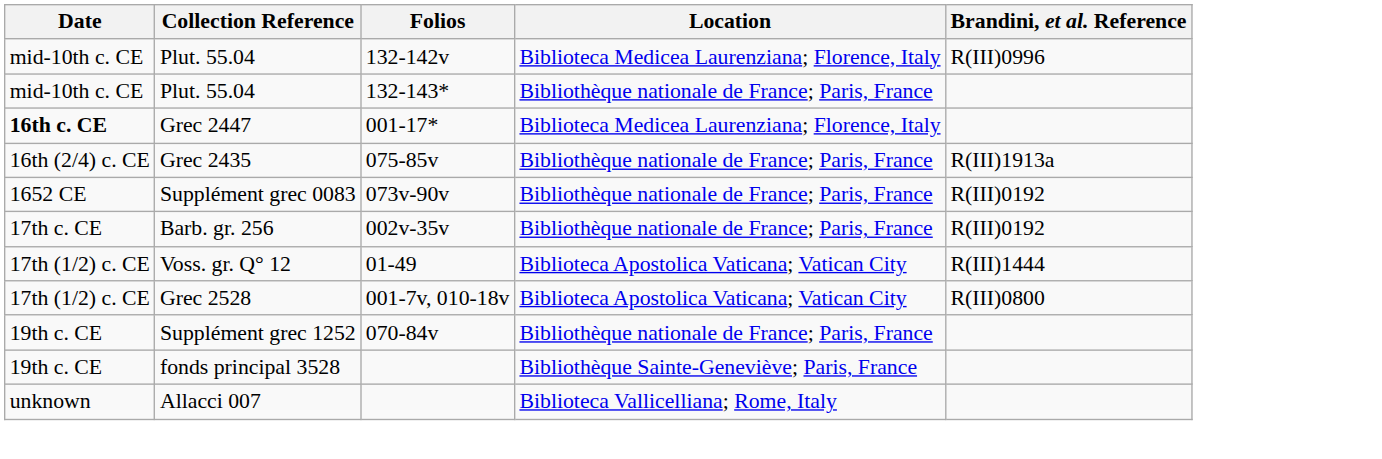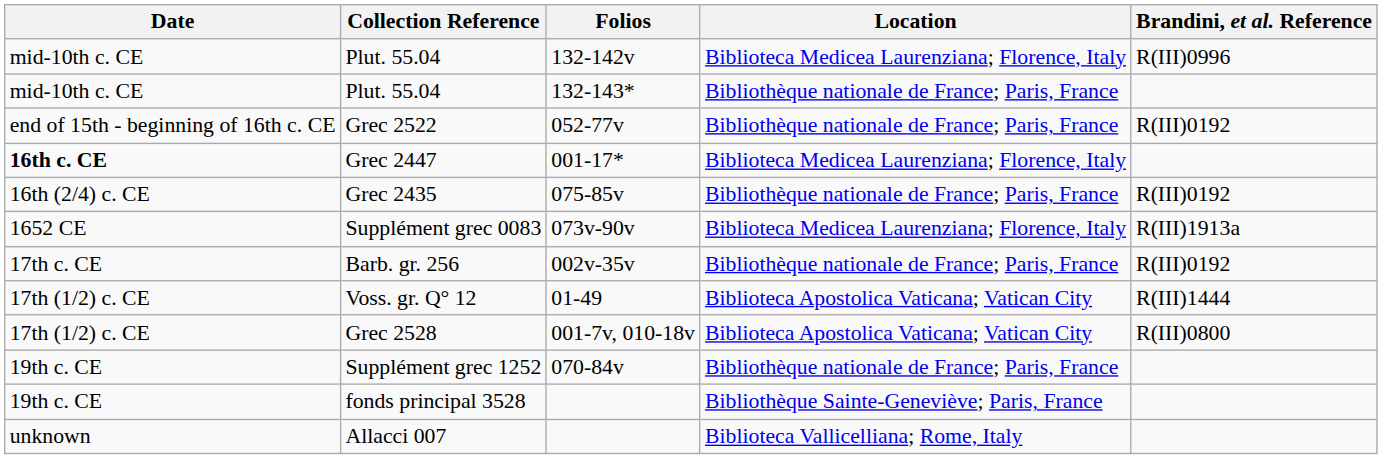+ row: (391, 125)
(1003, 159) R(III)1913a -> (1183, 194) R(III)0192
(726, 194) Bibliothèque nationale de France; Paris, France -> (916, 228) Biblioteca Medicea Laurenziana; Florence, Italy
(998, 194) R(III)0192 -> (1188, 228) R(III)1913a
